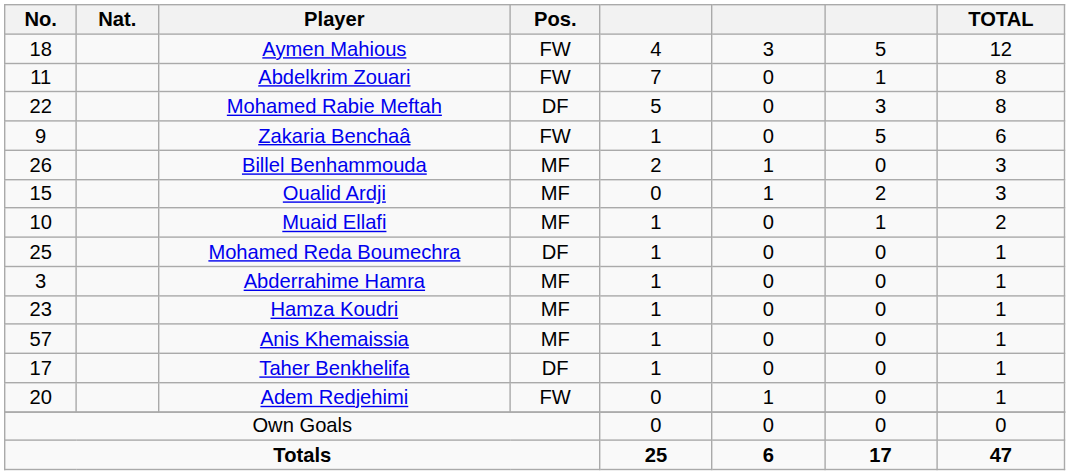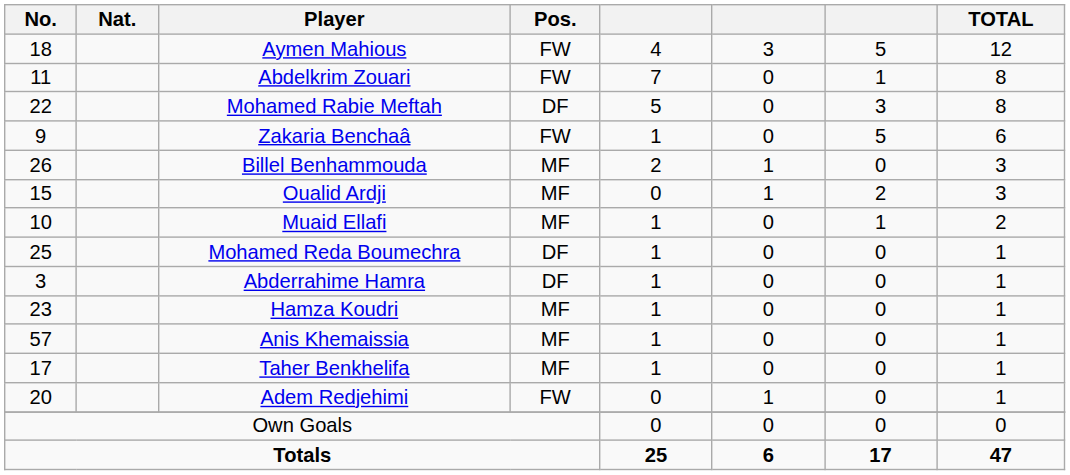(555, 281) MF -> (555, 281) DF
(555, 368) DF -> (555, 368) MF
